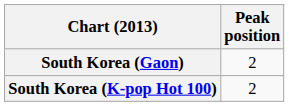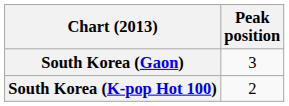(252, 62) 2 -> (252, 62) 3
